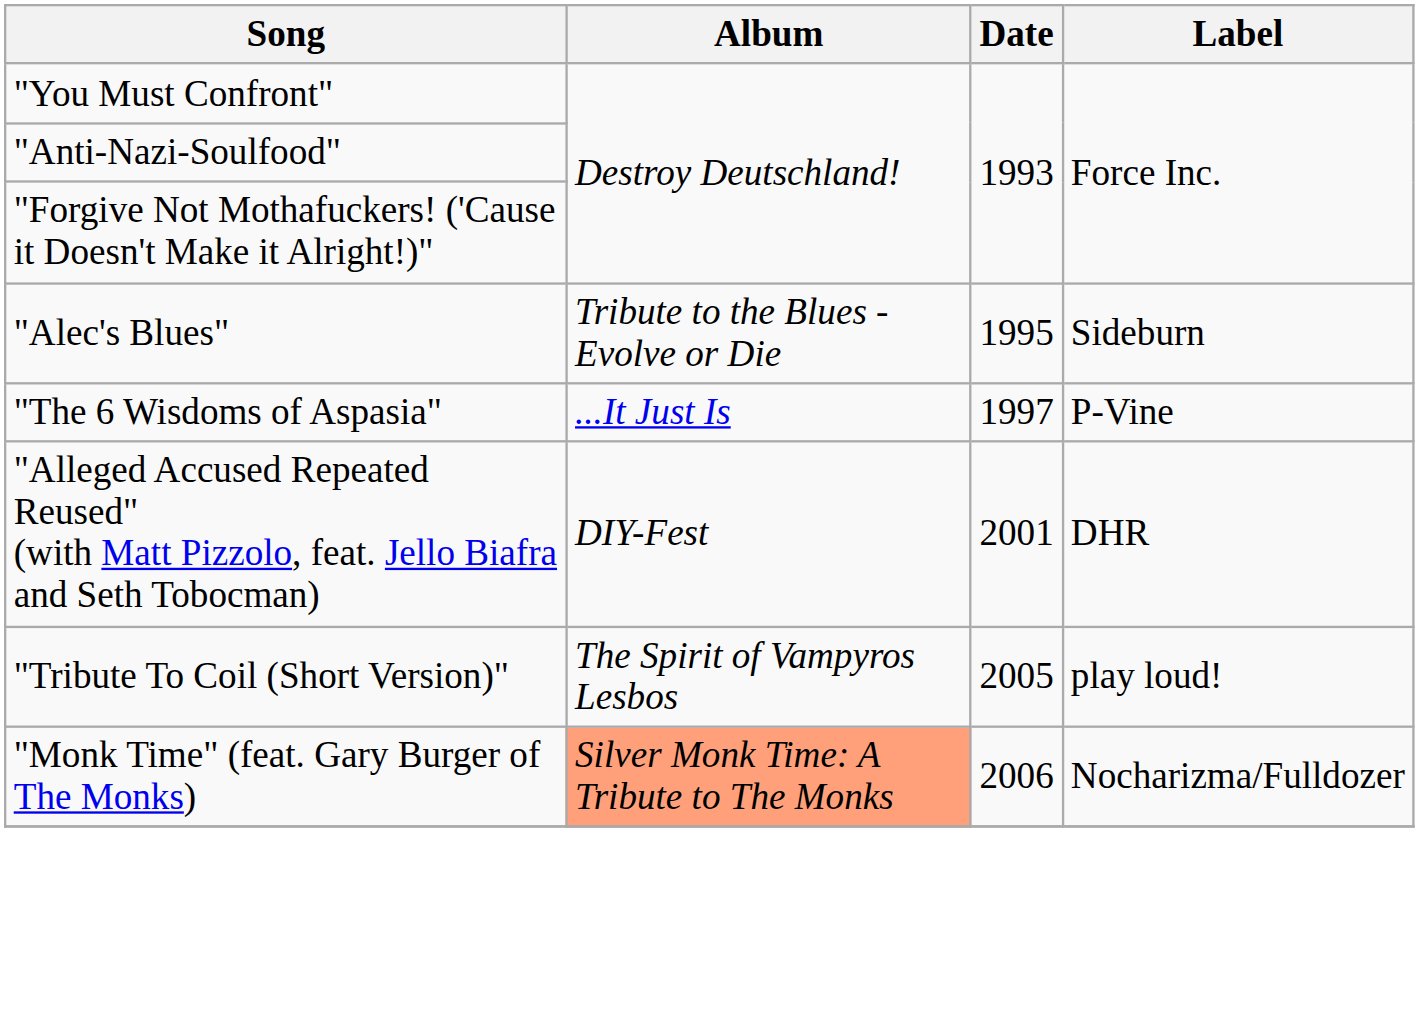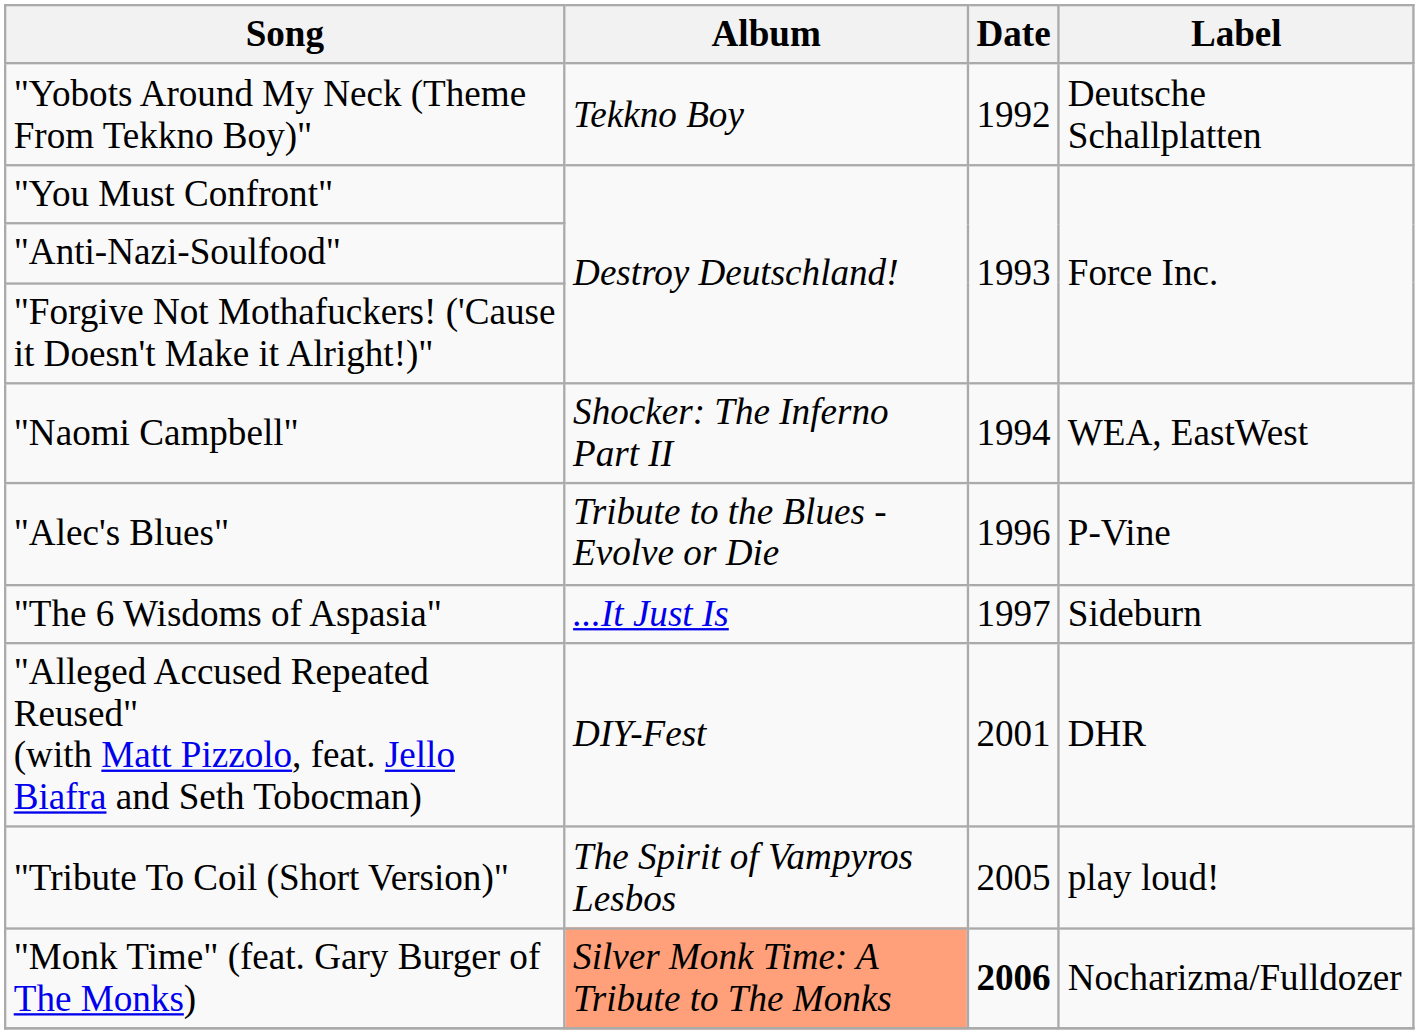+ row: (270, 113)
+ row: (156, 432)
(1017, 332) 1995 -> (1014, 533) 1996
(1138, 332) Sideburn -> (1119, 533) P-Vine
(1122, 411) P-Vine -> (1135, 613) Sideburn
(1017, 776) normal -> (1014, 977) bold
